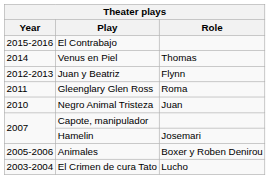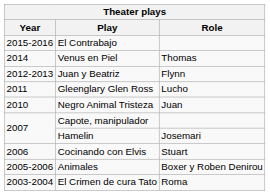(174, 89) Roma -> (175, 89) Lucho
+ row: (102, 151)
(175, 167) Lucho -> (174, 182) Roma
